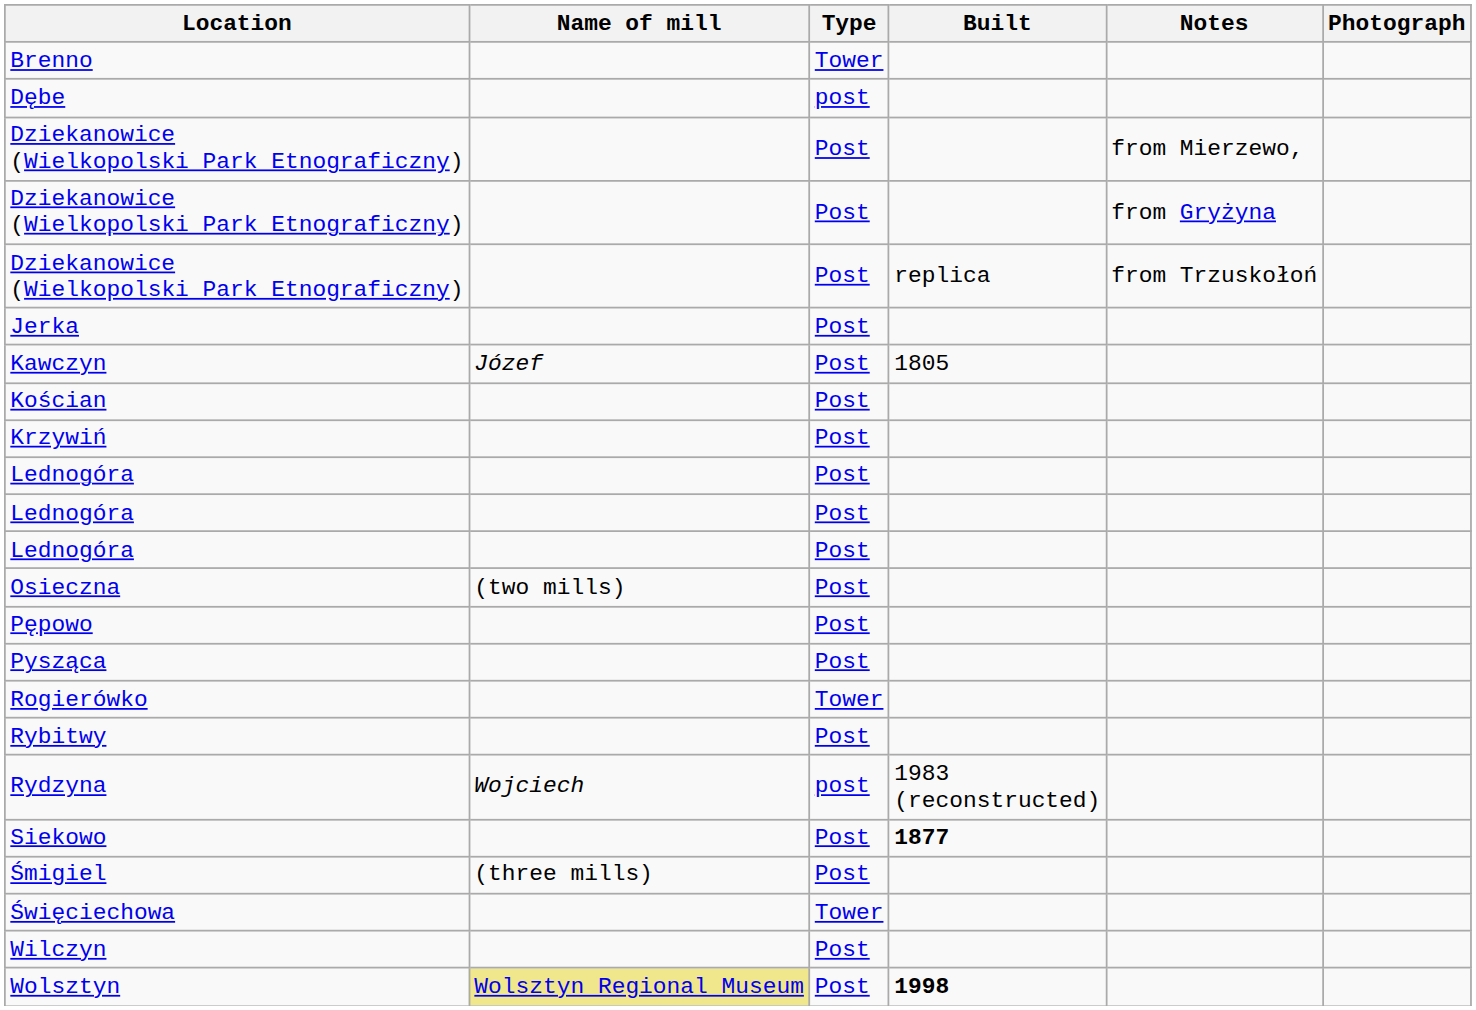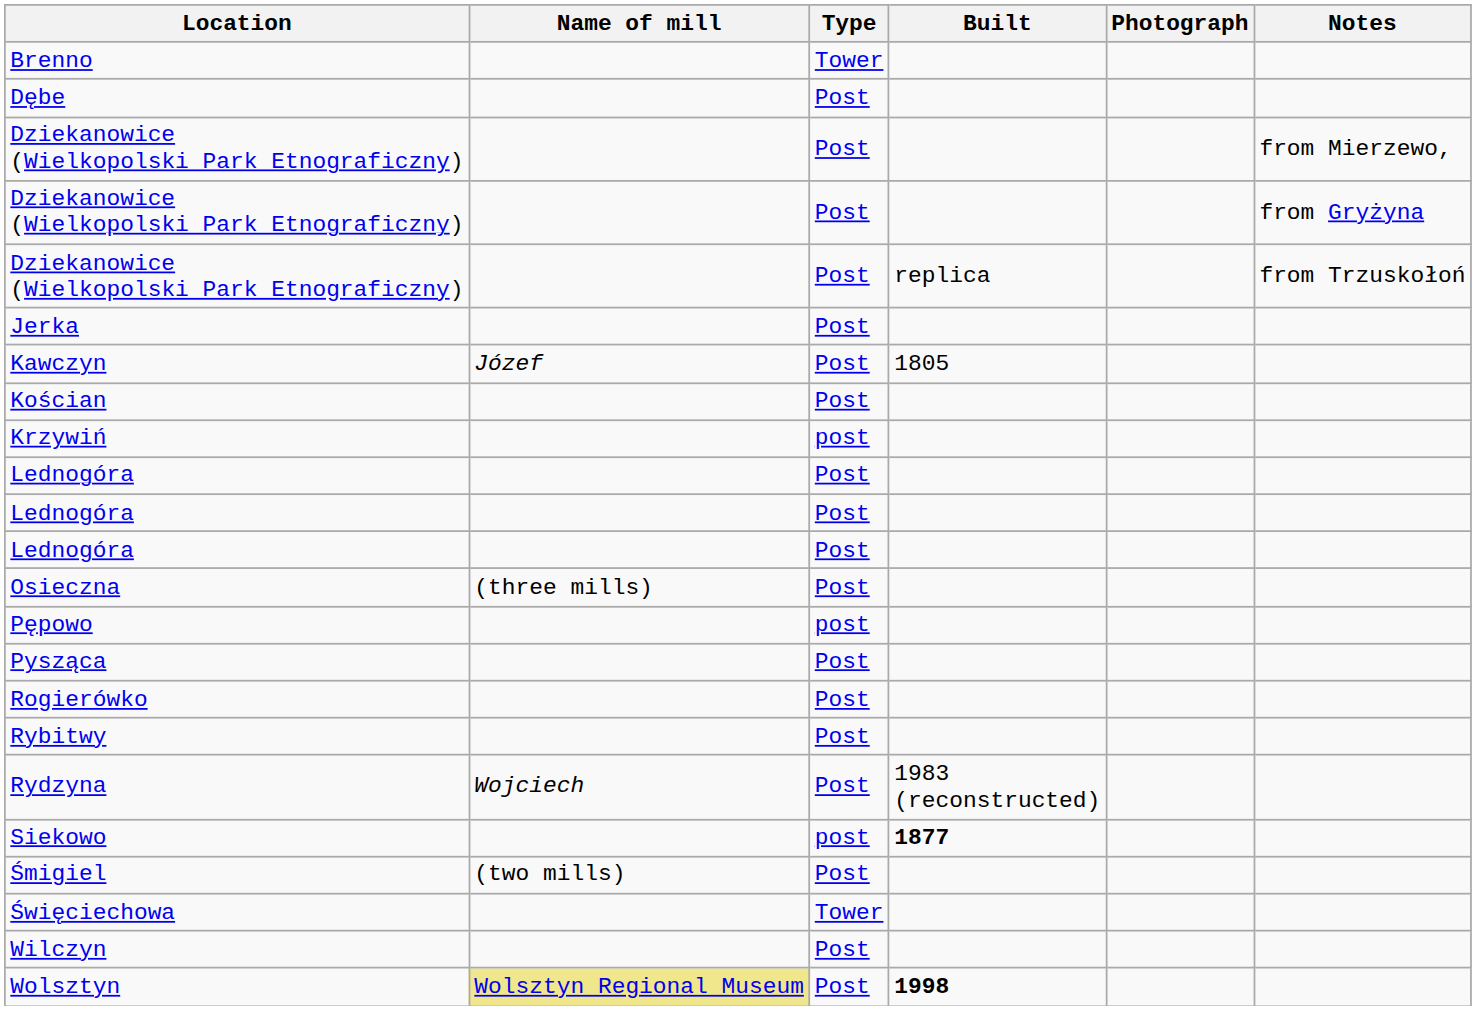columns swapped: (1214, 24) <-> (1397, 24)
(842, 98) post -> (842, 98) Post
(842, 438) Post -> (842, 438) post
(550, 587) (two mills) -> (564, 587) (three mills)
(842, 625) Post -> (842, 625) post
(849, 699) Tower -> (842, 699) Post
(842, 787) post -> (842, 787) Post
(842, 838) Post -> (842, 838) post
(564, 875) (three mills) -> (550, 875) (two mills)
